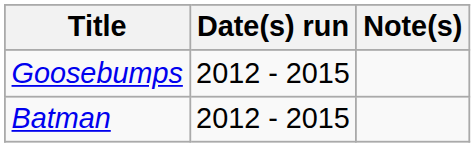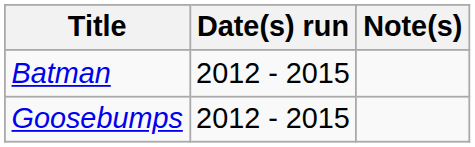rows swapped: (61, 118) <-> (97, 73)
